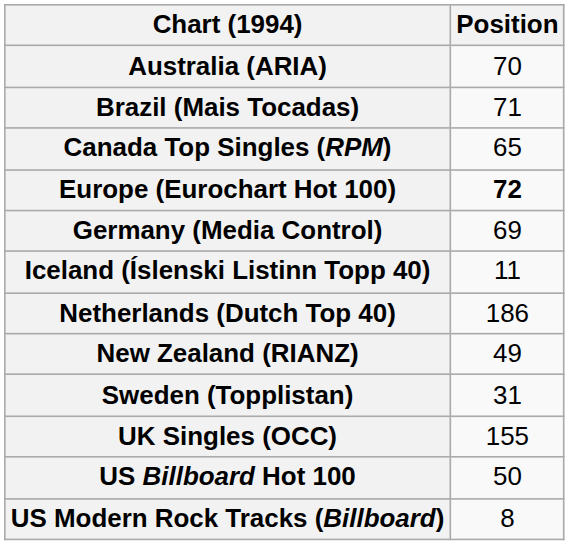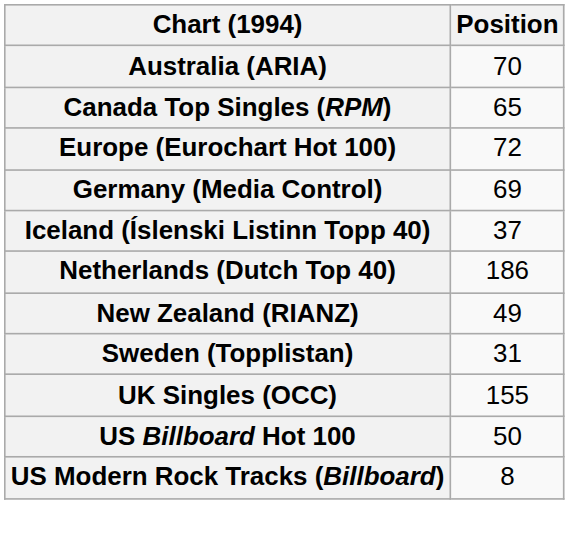- row: (228, 107)
(507, 189) bold -> (507, 148) normal
(507, 271) 11 -> (507, 230) 37
